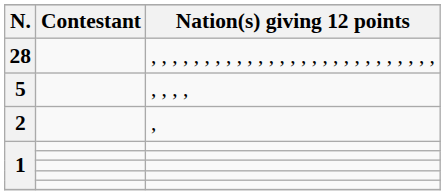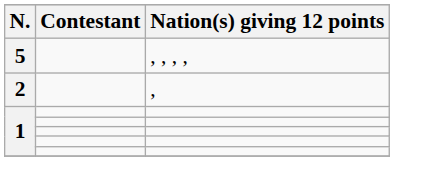- row: (20, 55)
